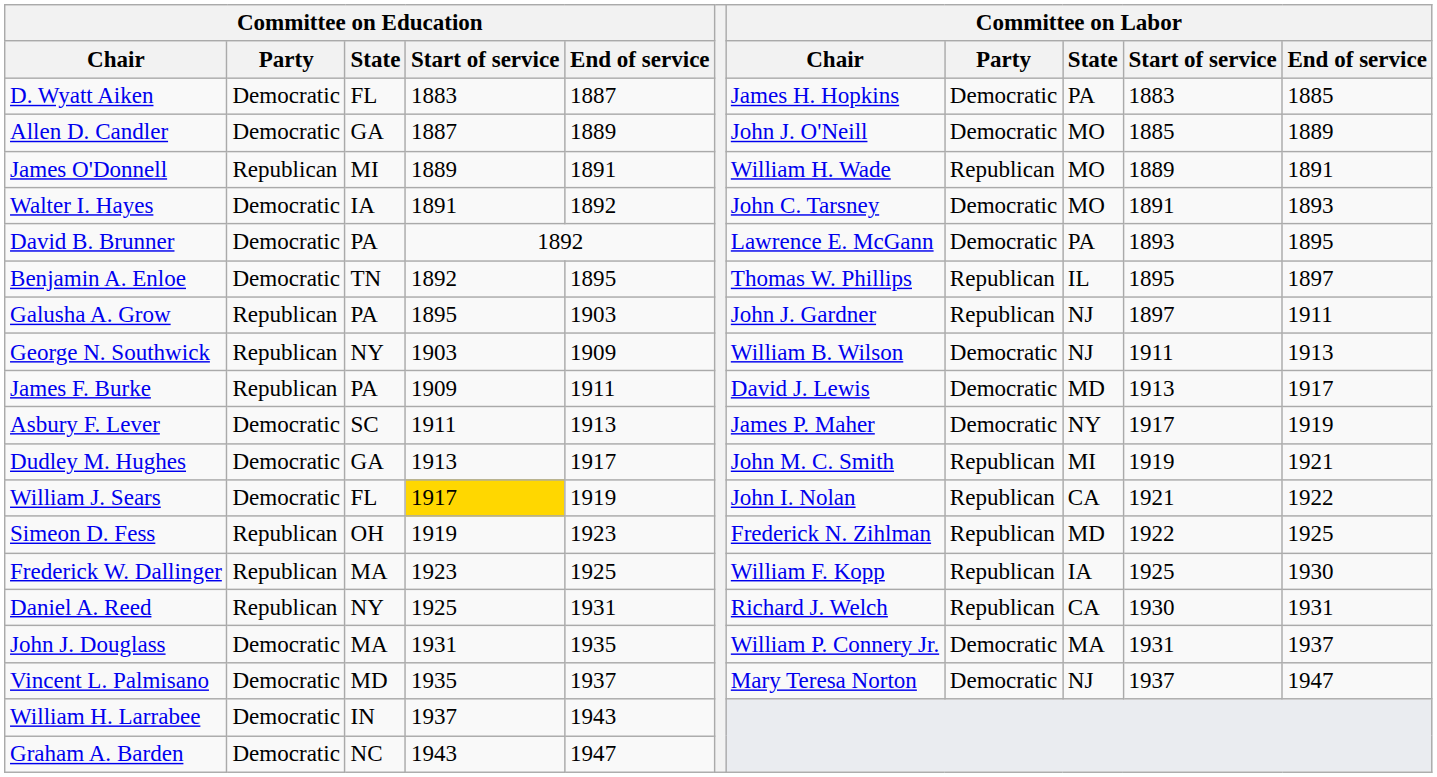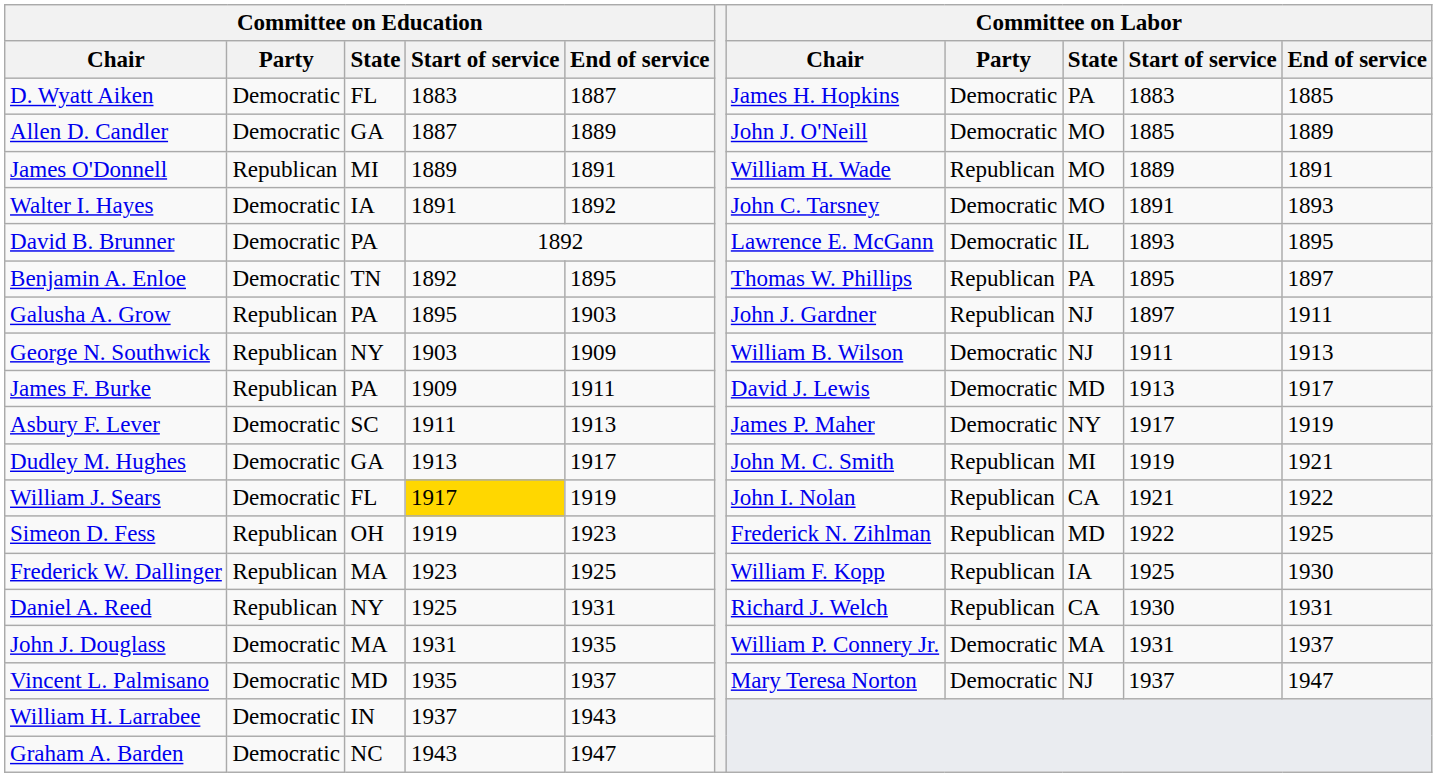(1082, 242) PA -> (1079, 242) IL
(1079, 278) IL -> (1082, 278) PA
